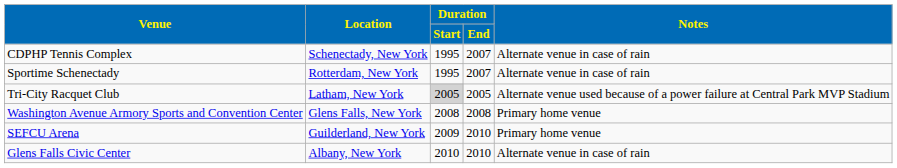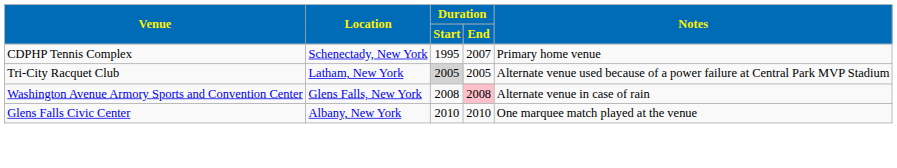(573, 53) Alternate venue in case of rain -> (549, 53) Primary home venue
- row: (63, 73)
(479, 113) no background -> (479, 93) pink background
(549, 113) Primary home venue -> (573, 93) Alternate venue in case of rain
- row: (43, 133)
(573, 152) Alternate venue in case of rain -> (597, 113) One marquee match played at the venue
